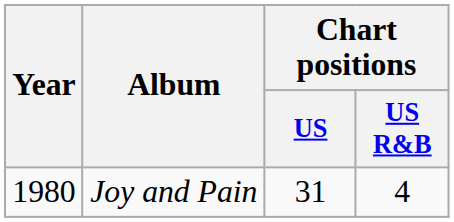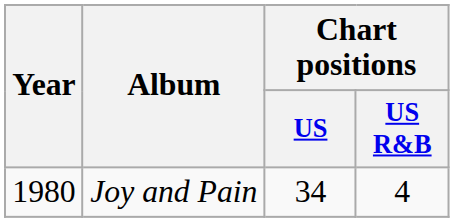(311, 191) 31 -> (311, 191) 34
